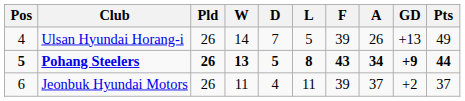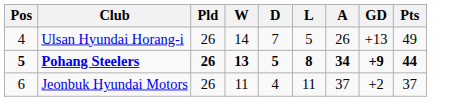- column: (342, 15)
